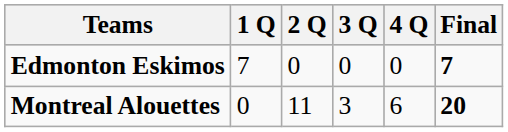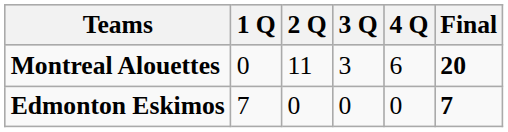rows swapped: (115, 106) <-> (118, 65)
